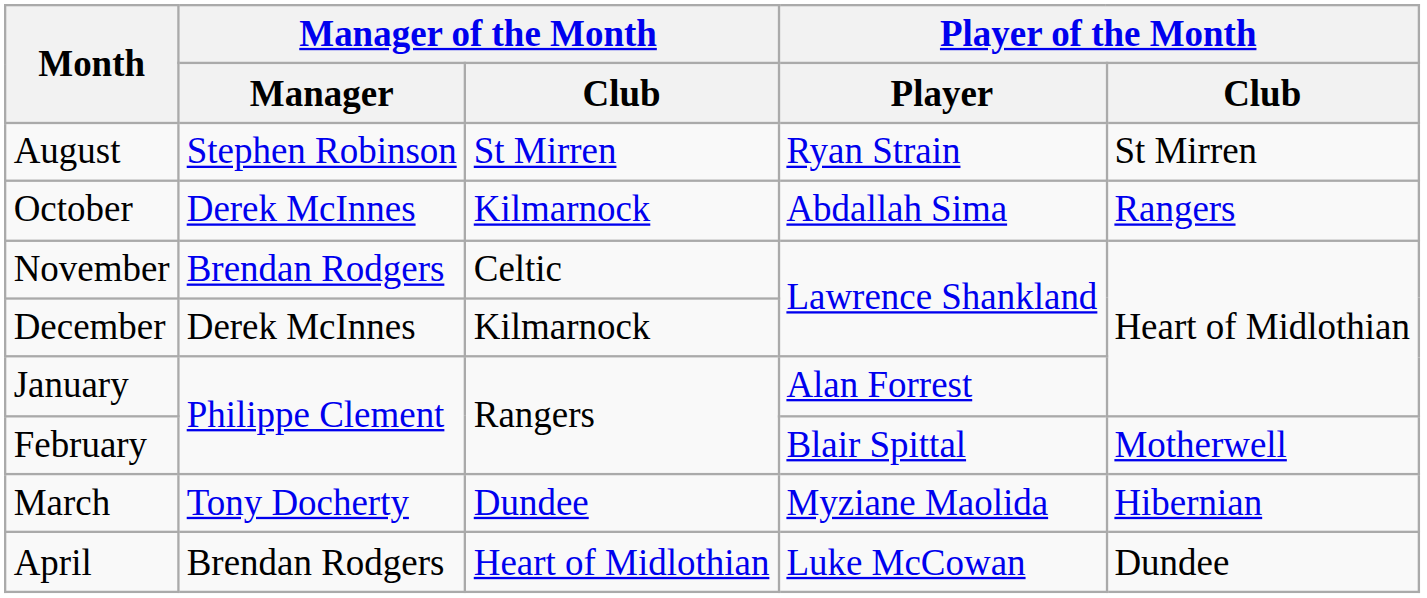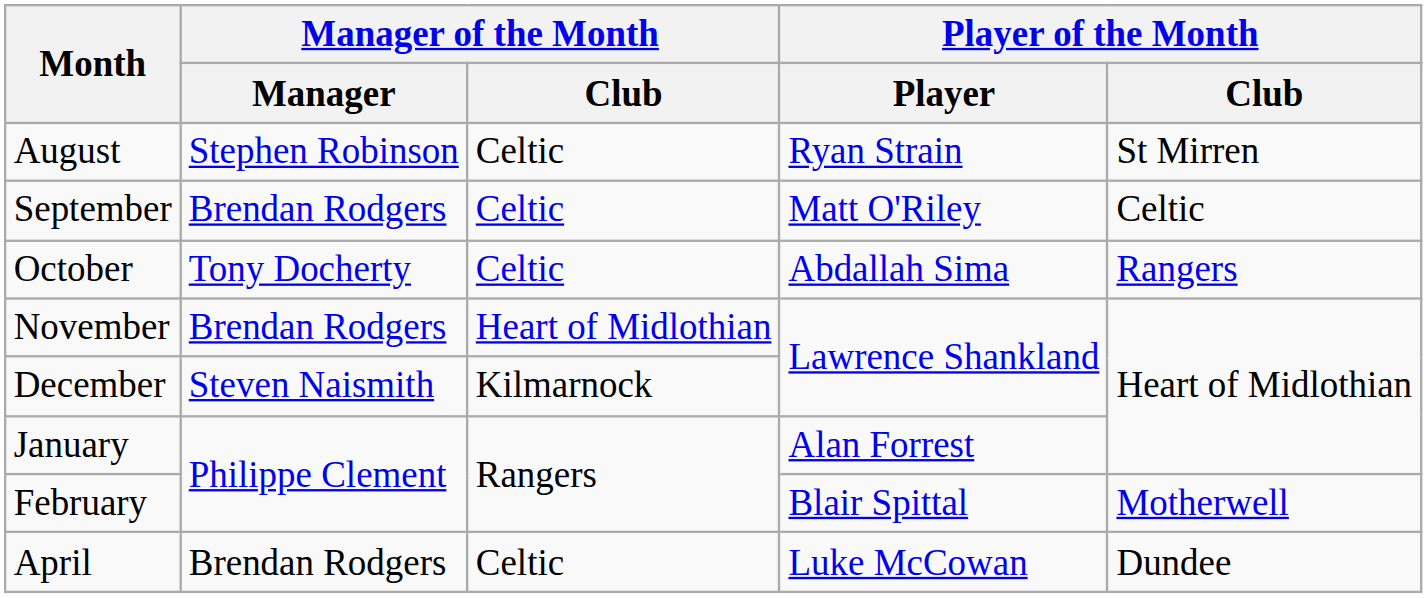(545, 151) St Mirren -> (520, 151) Celtic
+ row: (93, 209)
(301, 209) Derek McInnes -> (300, 268) Tony Docherty
(562, 209) Kilmarnock -> (520, 268) Celtic
(518, 268) Celtic -> (624, 326) Heart of Midlothian
(301, 326) Derek McInnes -> (311, 385) Steven Naismith
- row: (62, 502)
(622, 561) Heart of Midlothian -> (520, 561) Celtic
